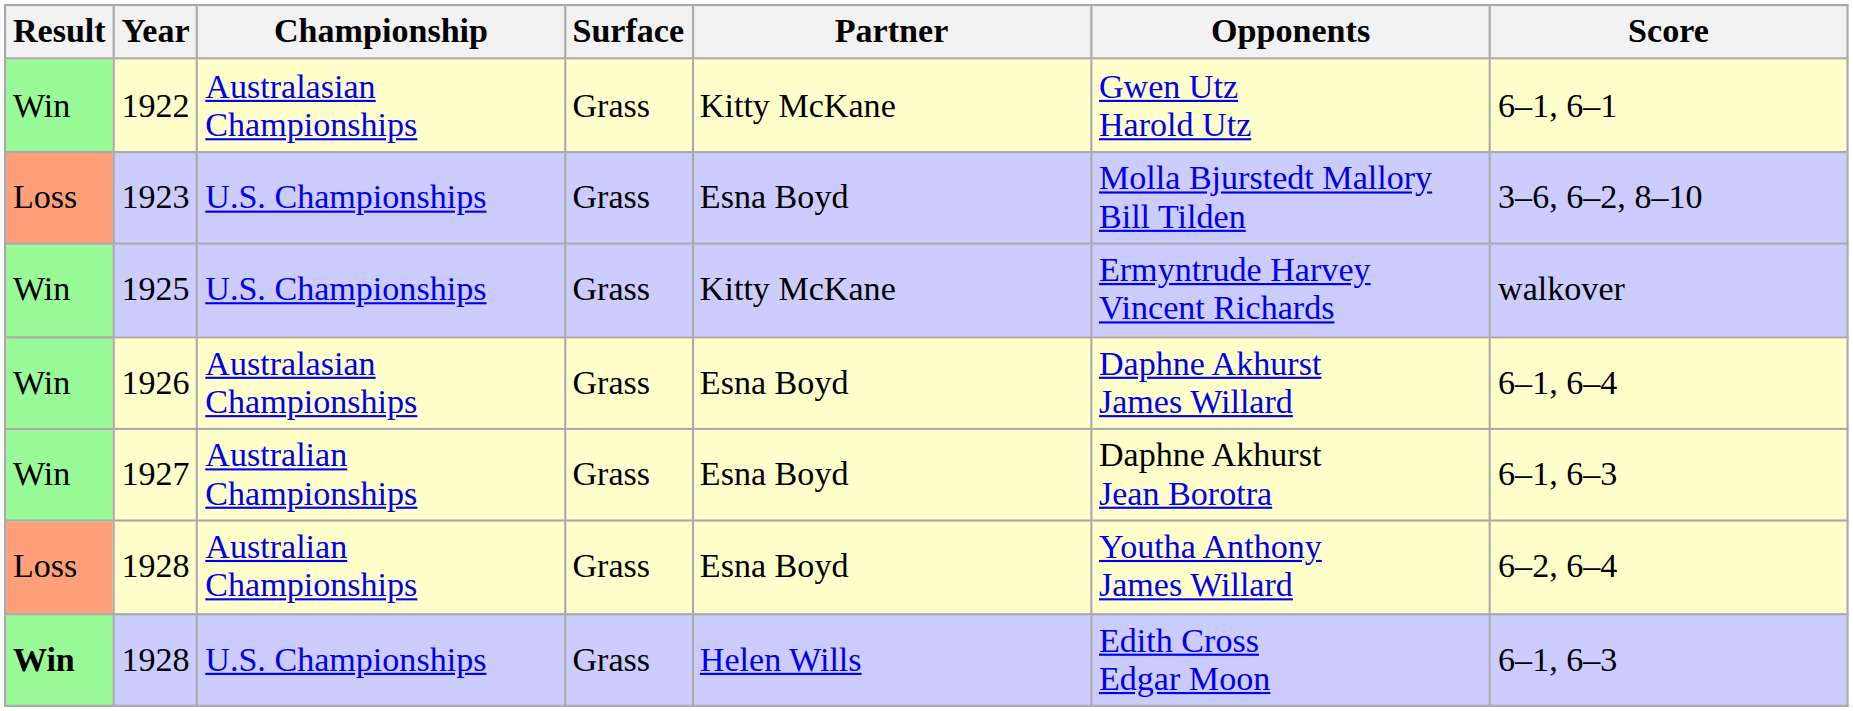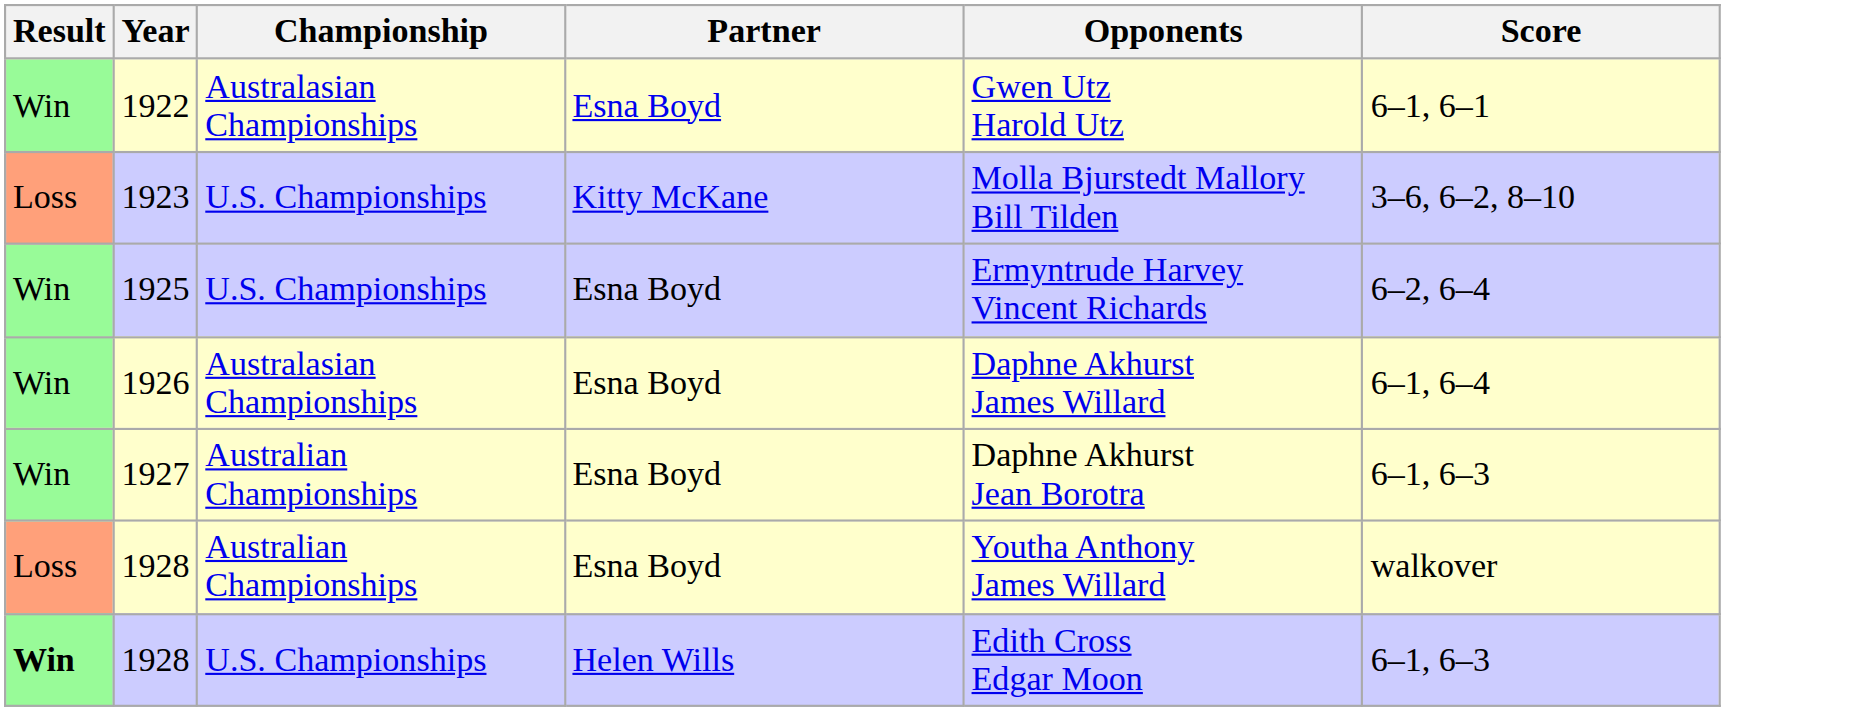- column: (628, 31)
(798, 104) Kitty McKane -> (647, 104) Esna Boyd
(774, 197) Esna Boyd -> (670, 197) Kitty McKane
(798, 289) Kitty McKane -> (647, 289) Esna Boyd
(1561, 289) walkover -> (1430, 289) 6–2, 6–4
(1558, 566) 6–2, 6–4 -> (1434, 566) walkover
